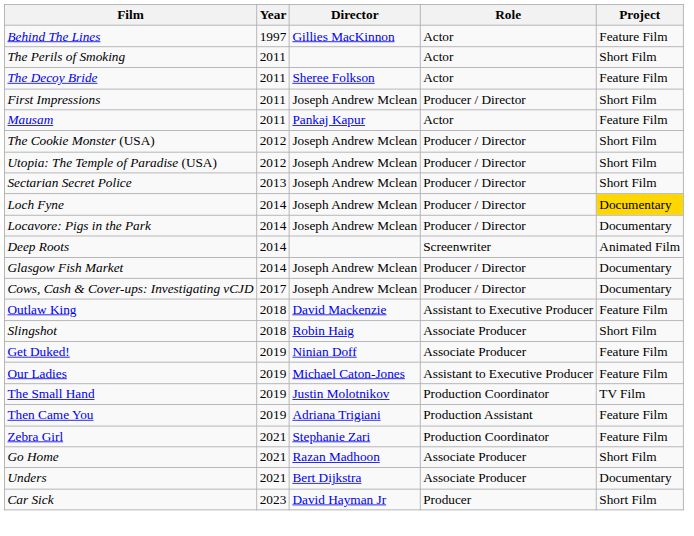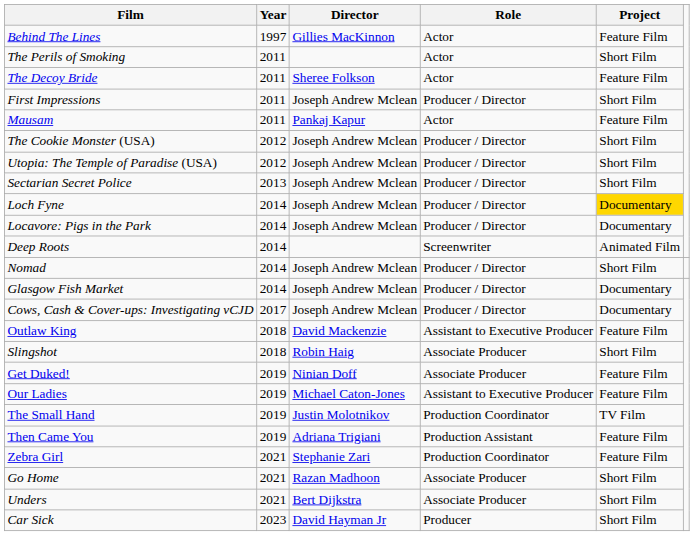+ row: (27, 267)
(635, 478) Documentary -> (628, 499) Short Film
